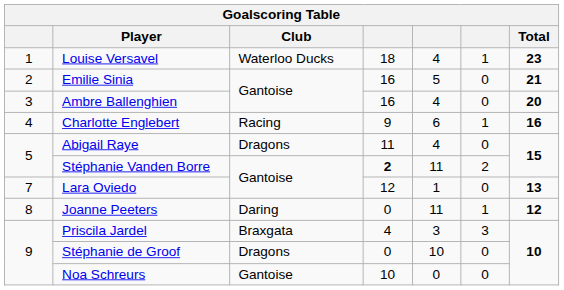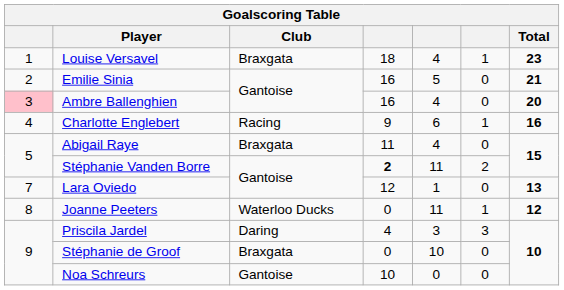(286, 58) Waterloo Ducks -> (266, 58) Braxgata
(29, 101) no background -> (29, 101) pink background
(264, 144) Dragons -> (266, 144) Braxgata
(258, 209) Daring -> (286, 209) Waterloo Ducks
(266, 230) Braxgata -> (258, 230) Daring
(264, 252) Dragons -> (266, 252) Braxgata
